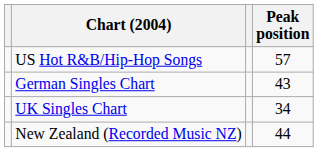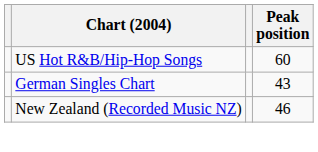(283, 59) 57 -> (283, 59) 60
- row: (71, 109)
(283, 134) 44 -> (283, 109) 46
